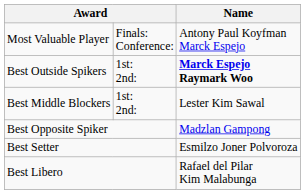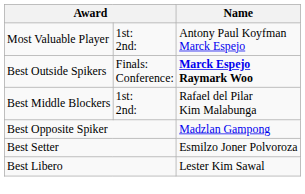(145, 39) Finals: Conference: -> (126, 39) 1st: 2nd:
(126, 71) 1st: 2nd: -> (145, 71) Finals: Conference:
(222, 103) Lester Kim Sawal -> (218, 103) Rafael del Pilar Kim Malabunga
(218, 173) Rafael del Pilar Kim Malabunga -> (222, 166) Lester Kim Sawal
